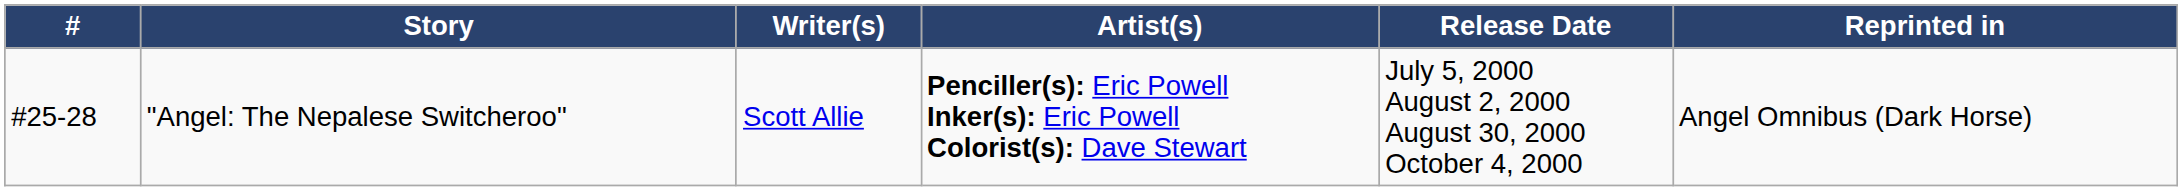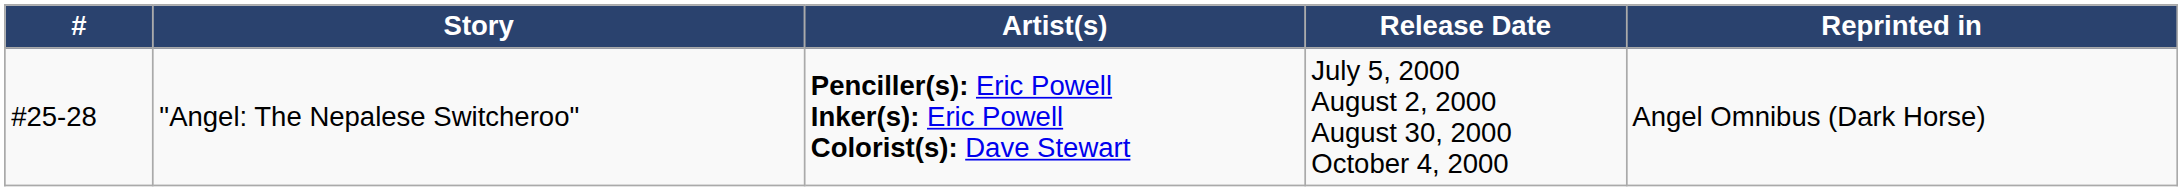- column: (829, 26)
